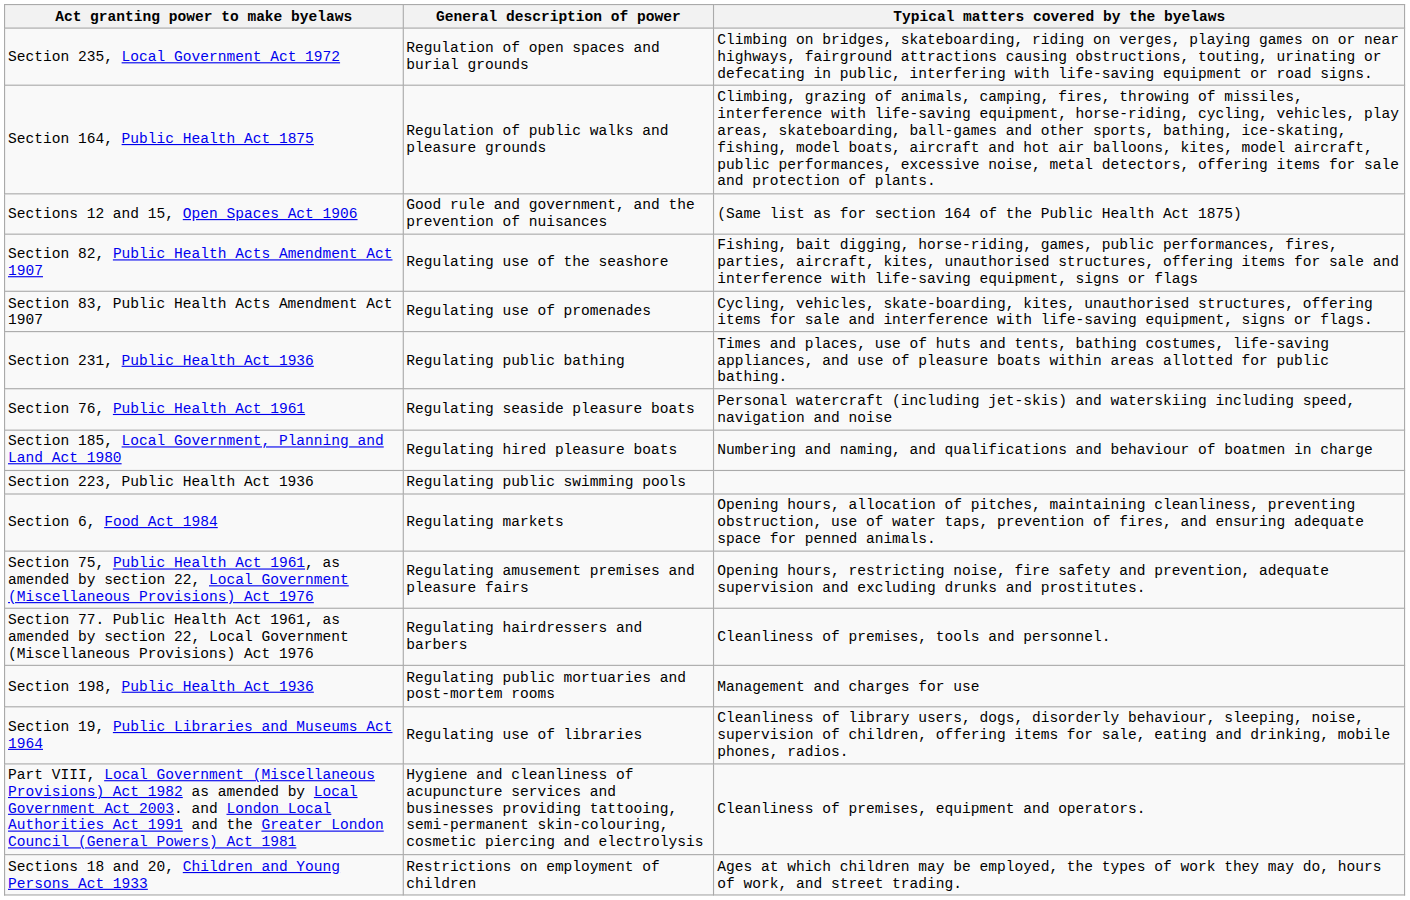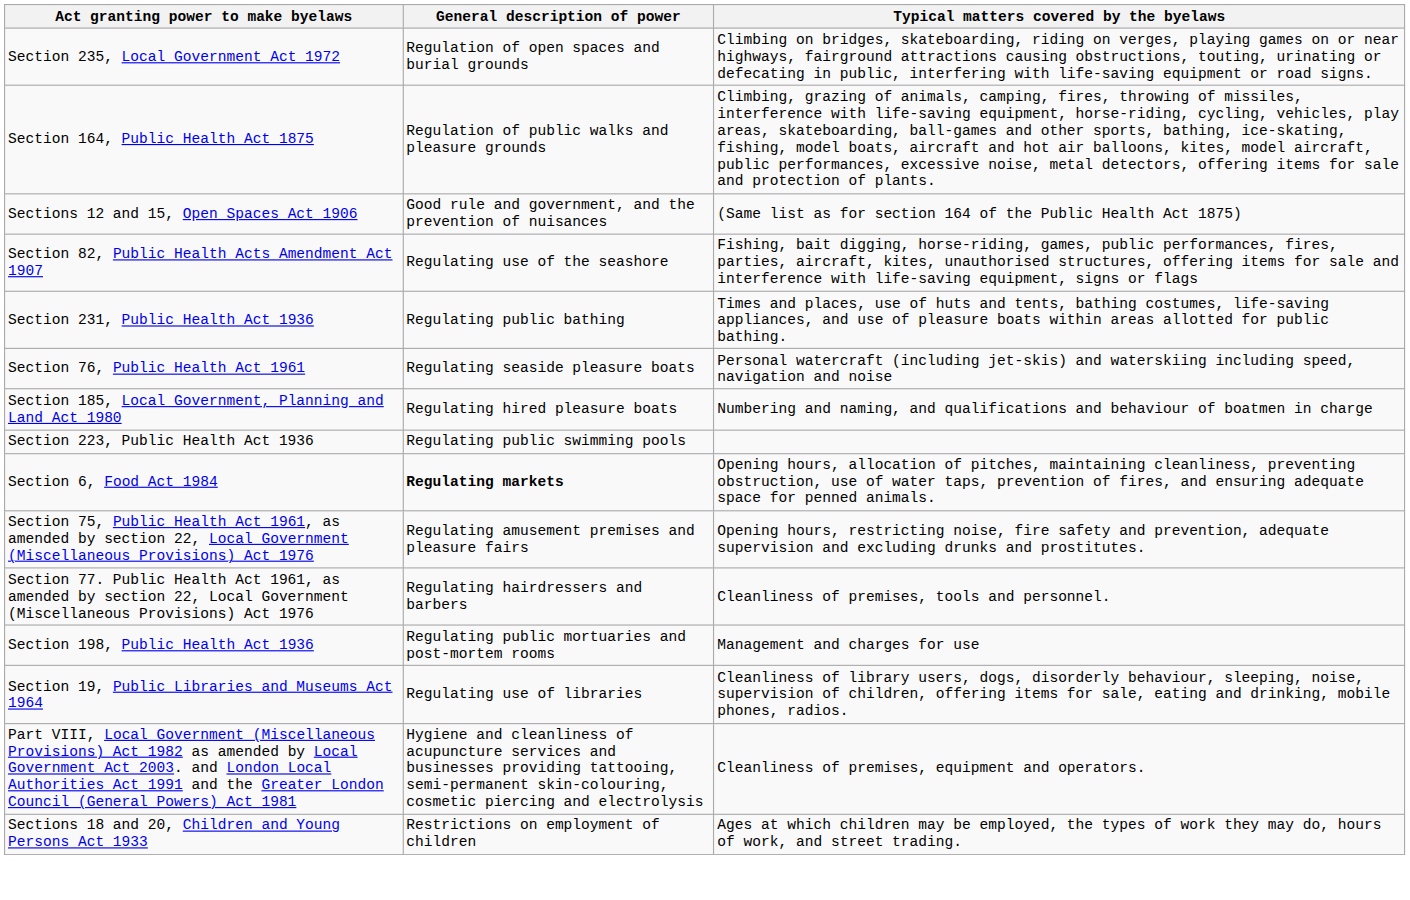- row: (200, 311)
(485, 523) normal -> (485, 482) bold
